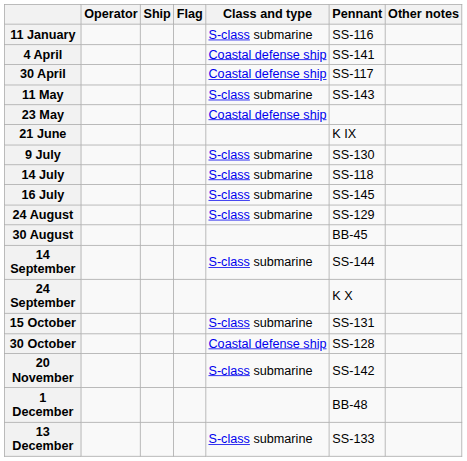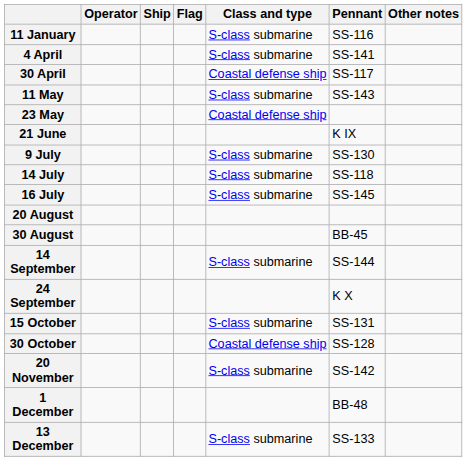(268, 54) Coastal defense ship -> (260, 54) S-class submarine
+ row: (43, 214)
- row: (43, 214)
